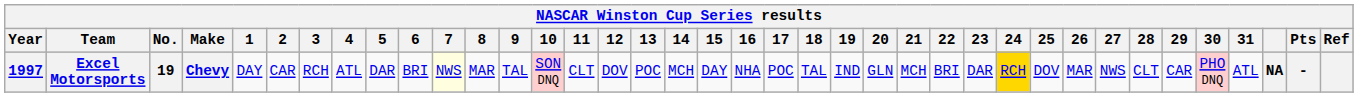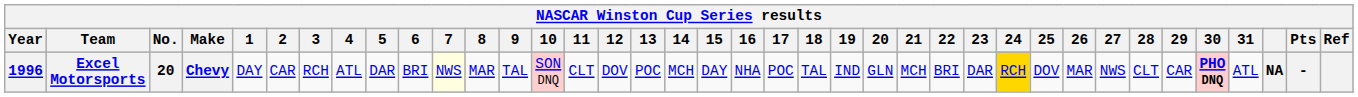(26, 71) 1997 -> (26, 71) 1996
(166, 71) 19 -> (166, 71) 20
(1212, 71) normal -> (1212, 71) bold
